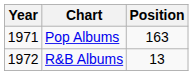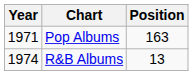(23, 59) 1972 -> (23, 59) 1974
